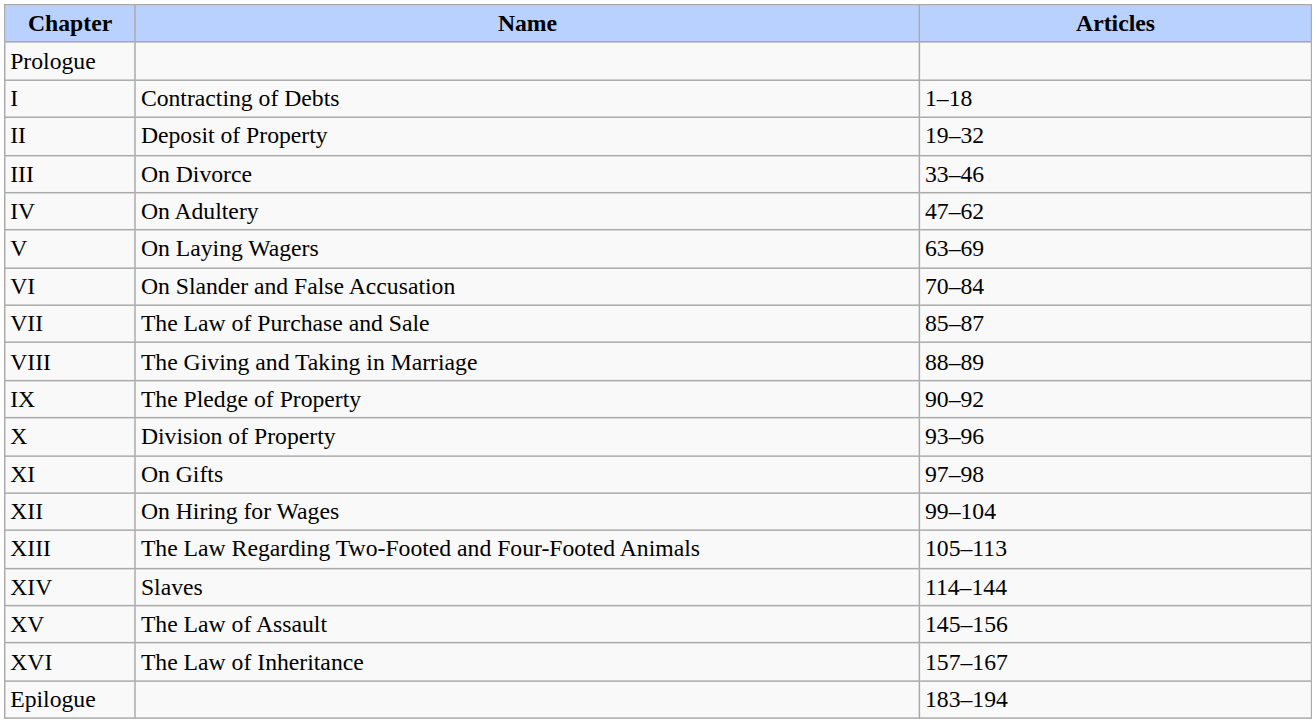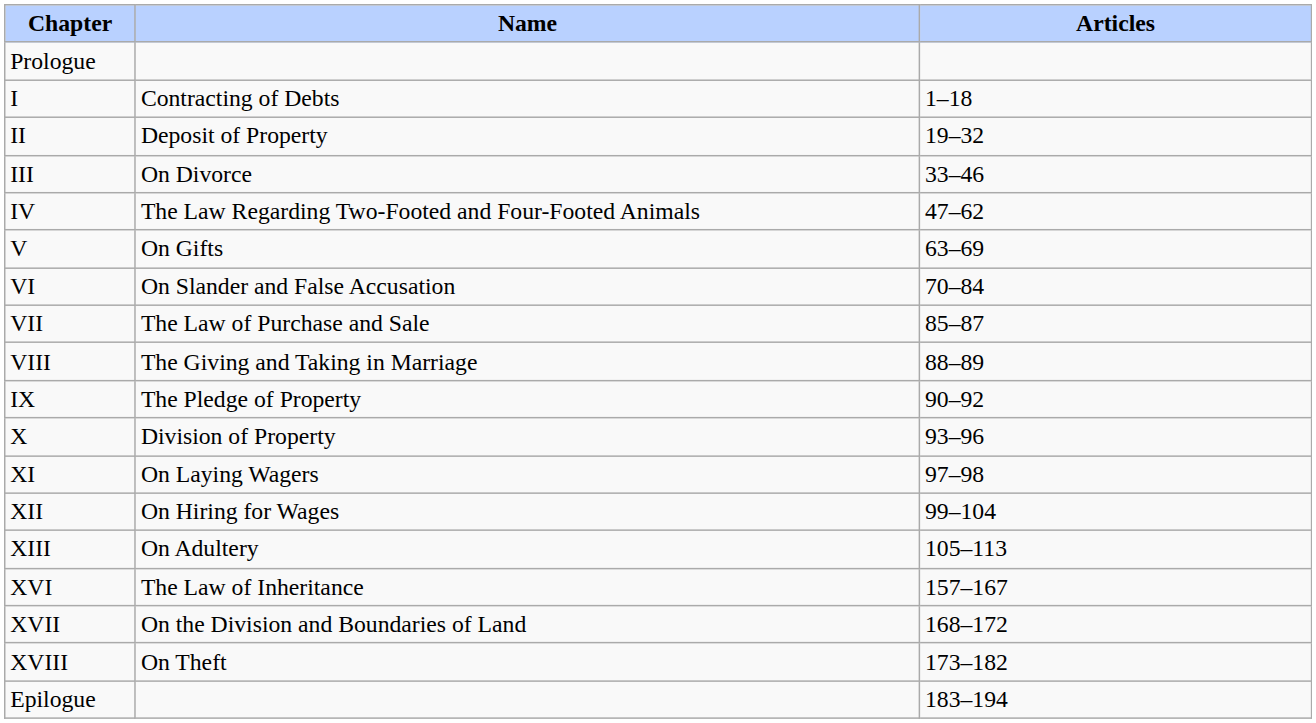(200, 211) On Adultery -> (420, 211) The Law Regarding Two-Footed and Four-Footed Animals
(230, 248) On Laying Wagers -> (182, 248) On Gifts
(182, 473) On Gifts -> (230, 473) On Laying Wagers
(420, 549) The Law Regarding Two-Footed and Four-Footed Animals -> (200, 549) On Adultery
- row: (31, 586)
- row: (27, 624)
+ row: (35, 624)
+ row: (39, 661)
